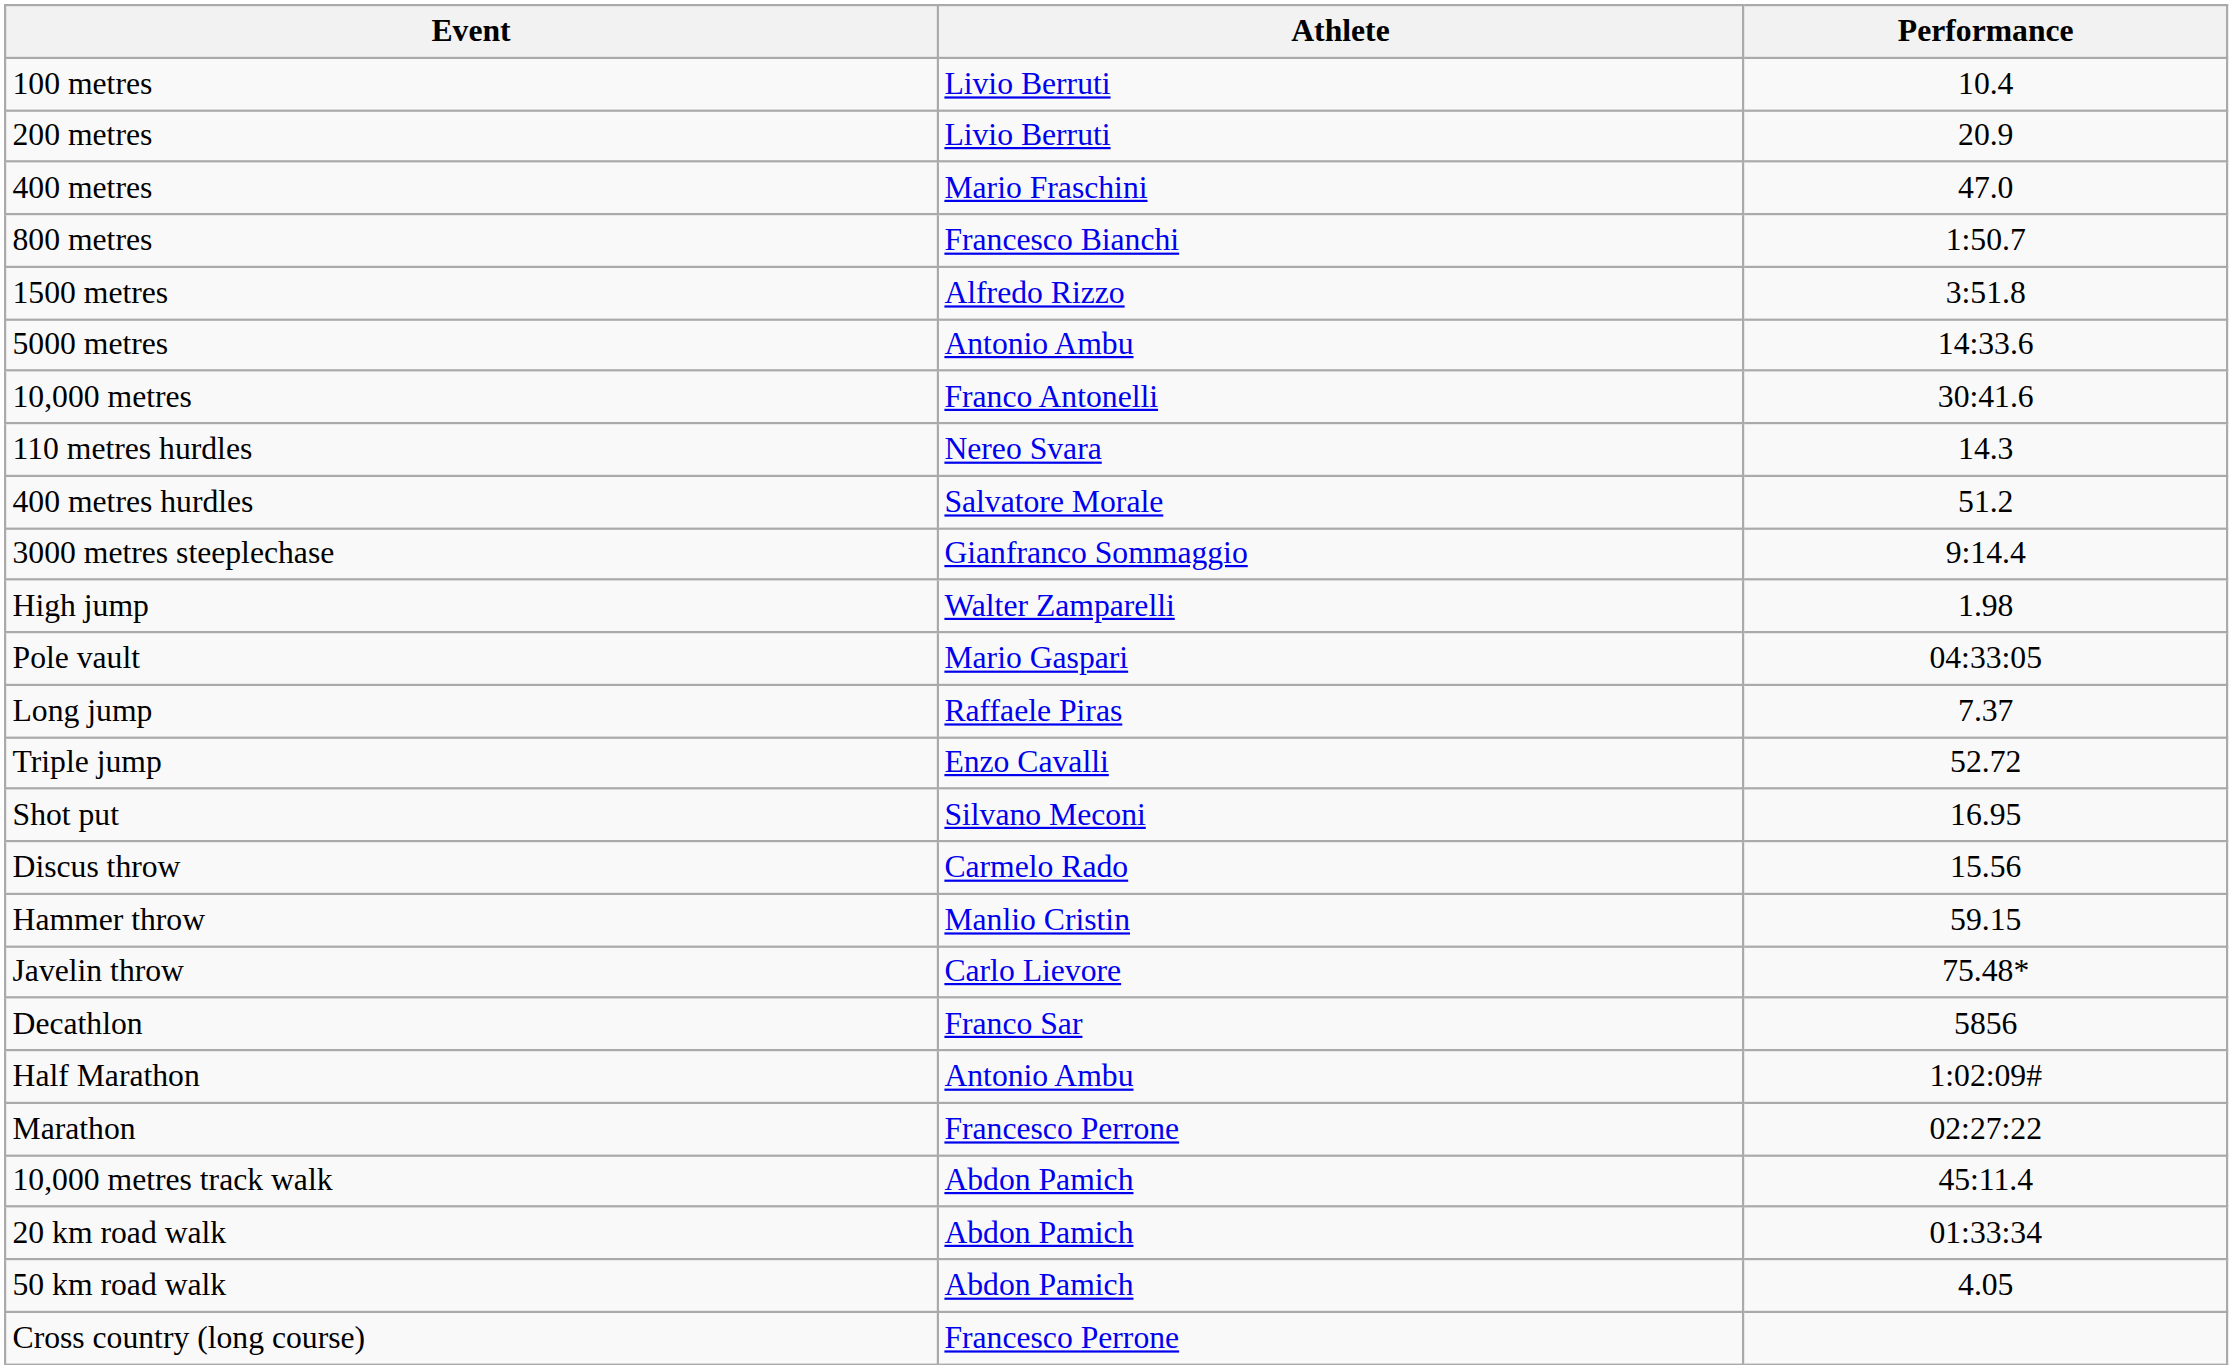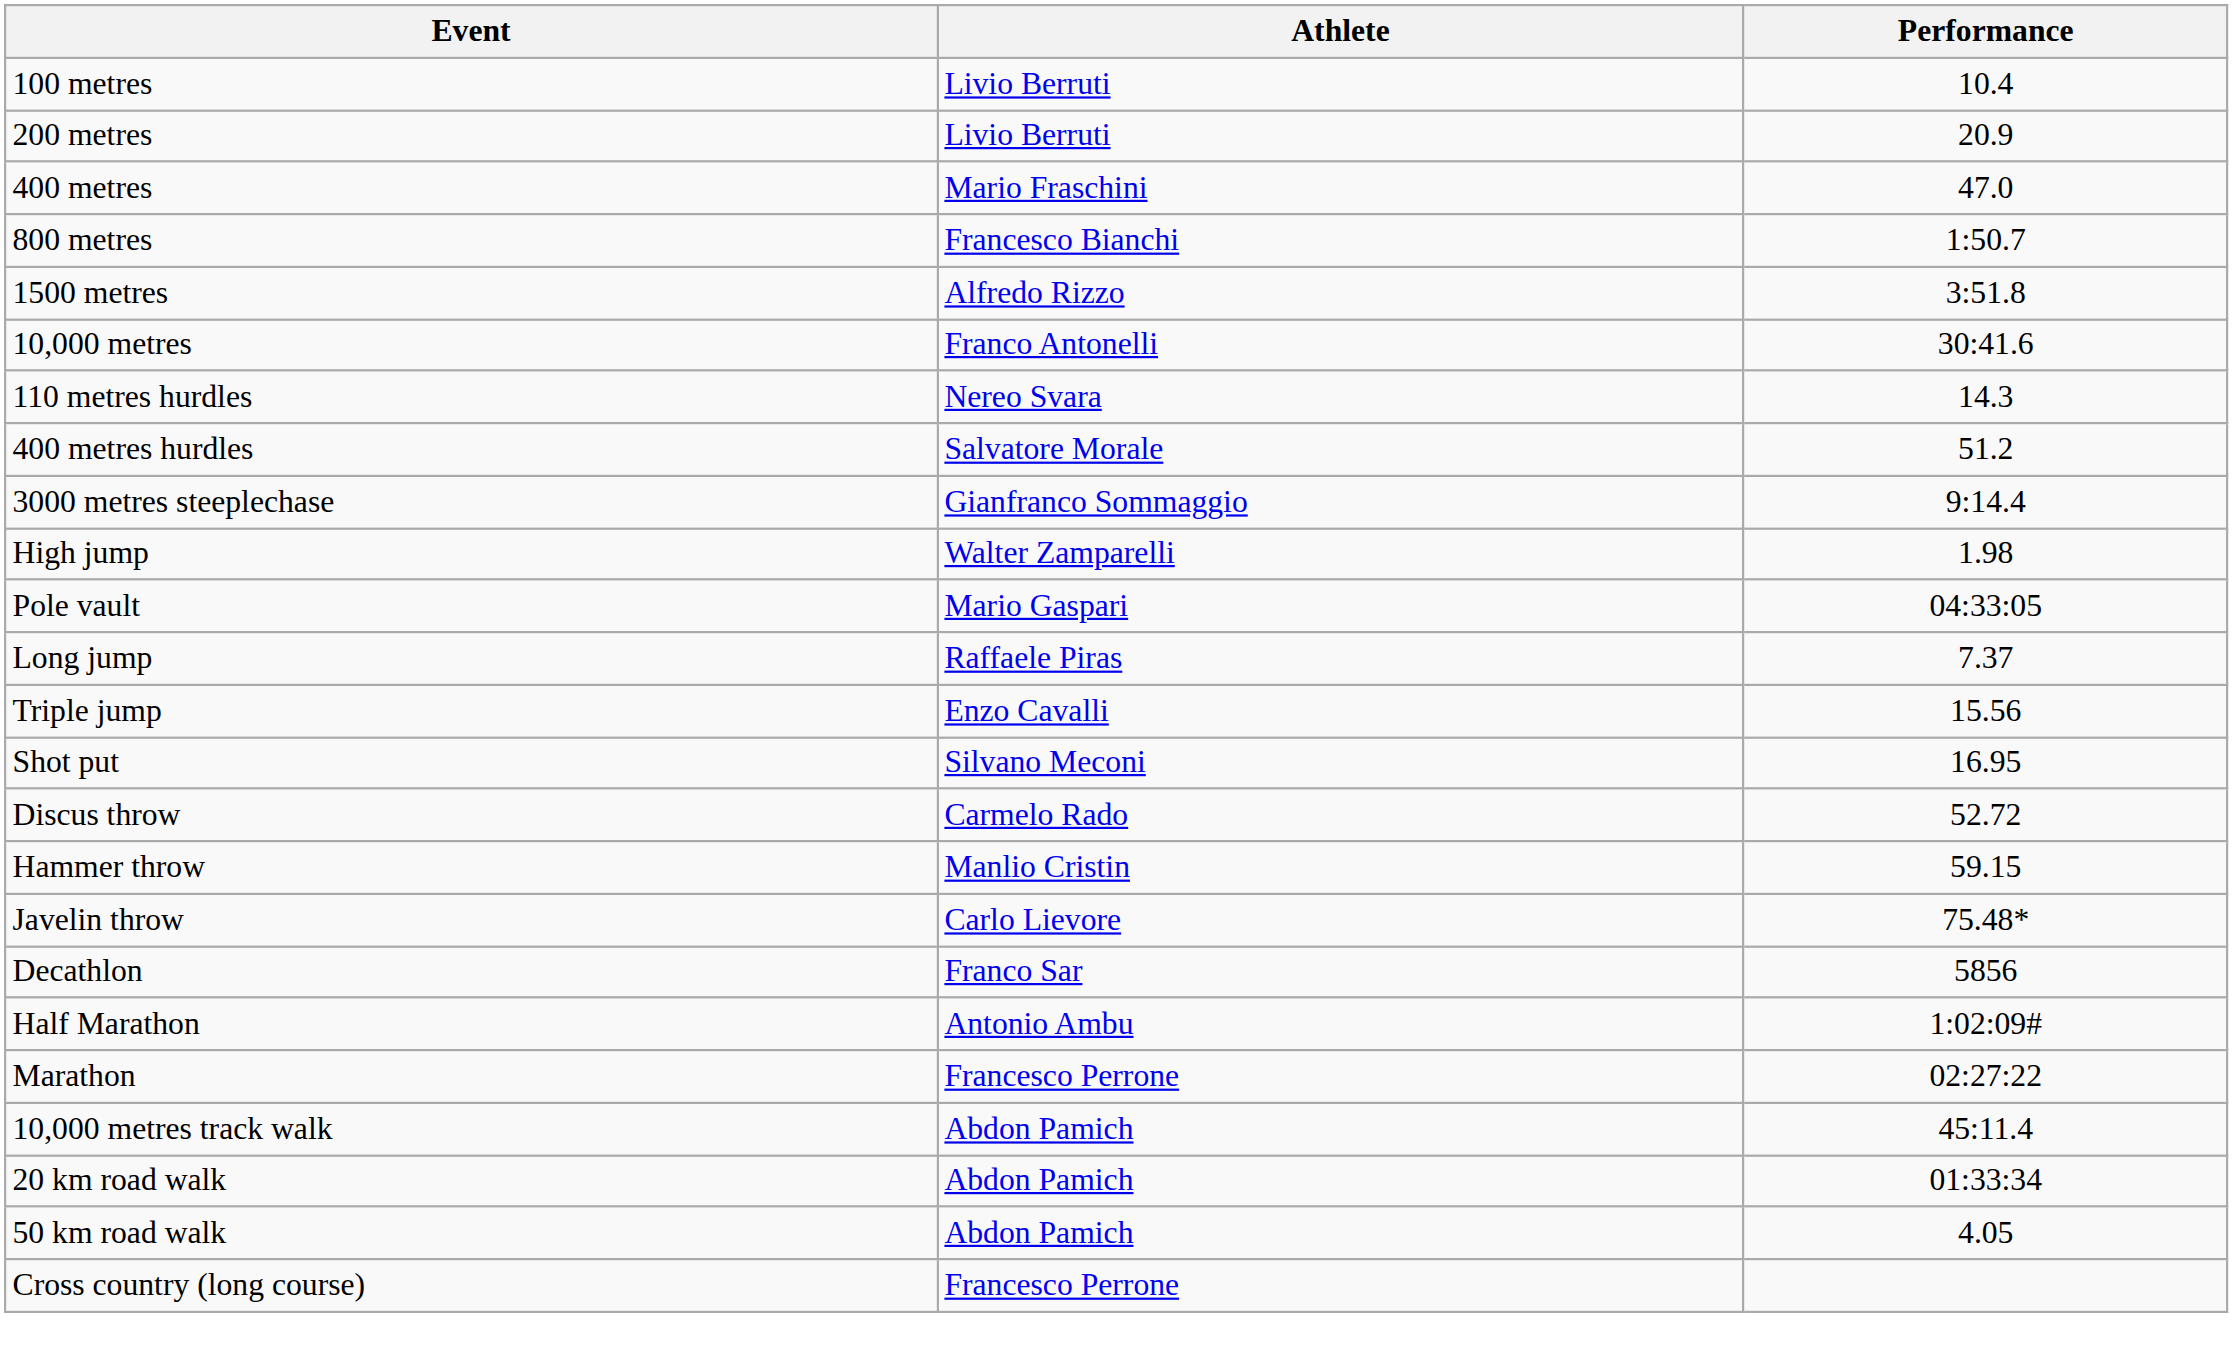- row: (90, 344)
(1986, 762) 52.72 -> (1986, 710) 15.56
(1986, 867) 15.56 -> (1986, 814) 52.72
